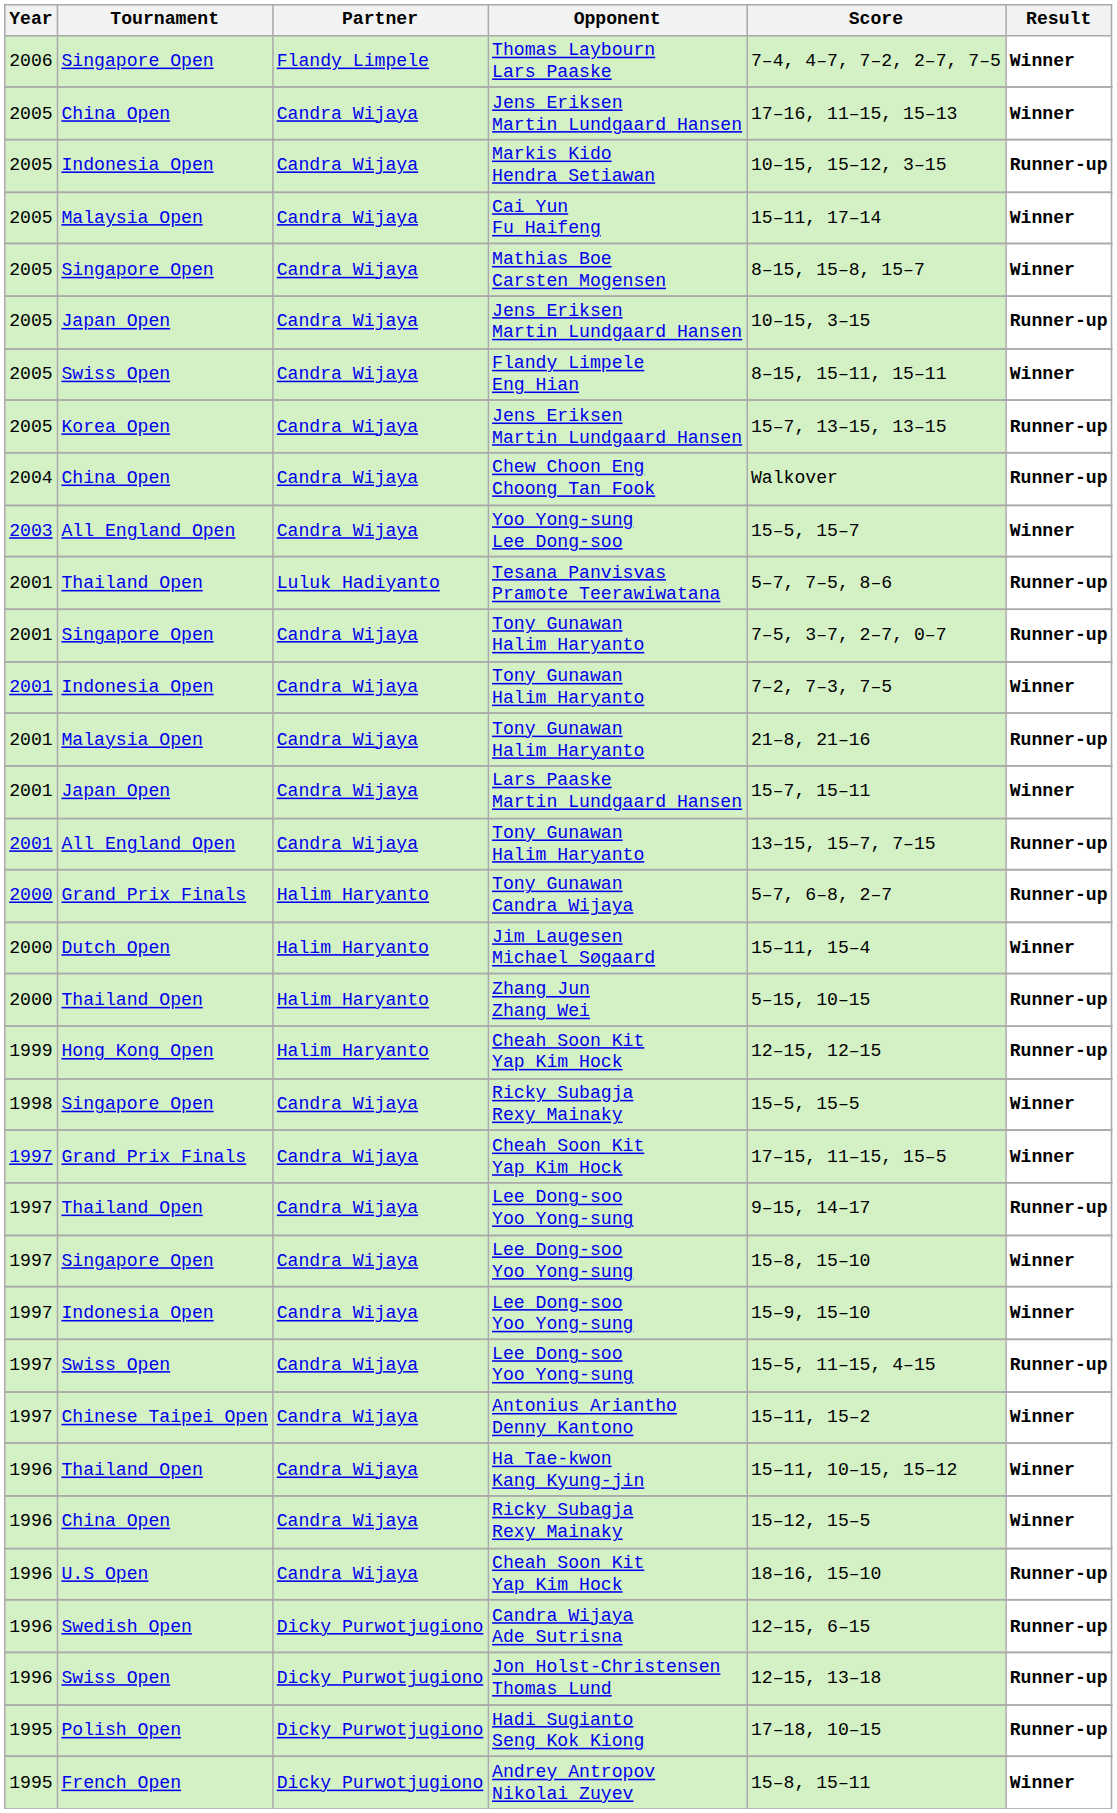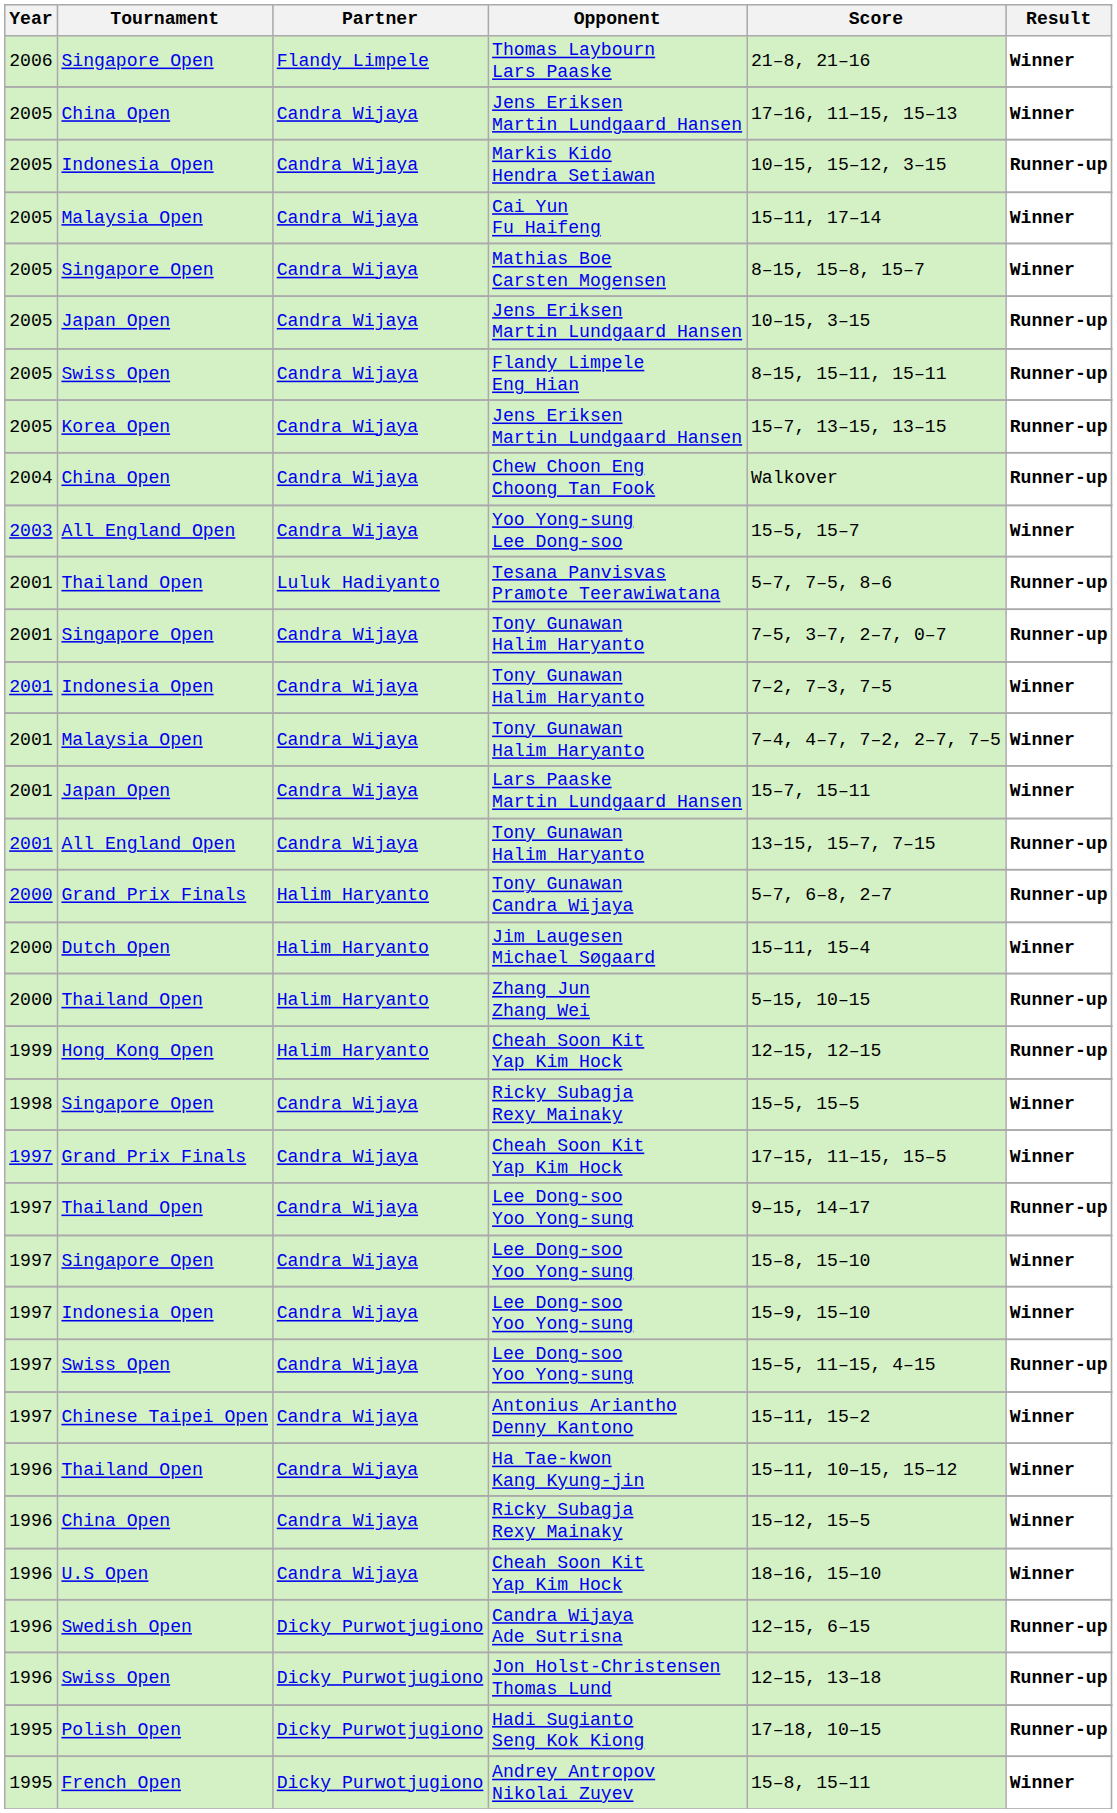(876, 61) 7–4, 4–7, 7–2, 2–7, 7–5 -> (811, 61) 21–8, 21–16
(1042, 374) Winner -> (1059, 374) Runner-up
(811, 739) 21–8, 21–16 -> (876, 739) 7–4, 4–7, 7–2, 2–7, 7–5
(1059, 739) Runner-up -> (1042, 739) Winner
(1059, 1574) Runner-up -> (1042, 1574) Winner
